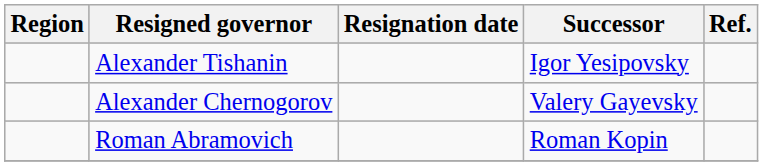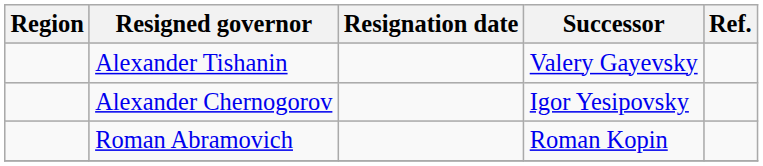(609, 62) Igor Yesipovsky -> (614, 62) Valery Gayevsky
(614, 101) Valery Gayevsky -> (609, 101) Igor Yesipovsky
